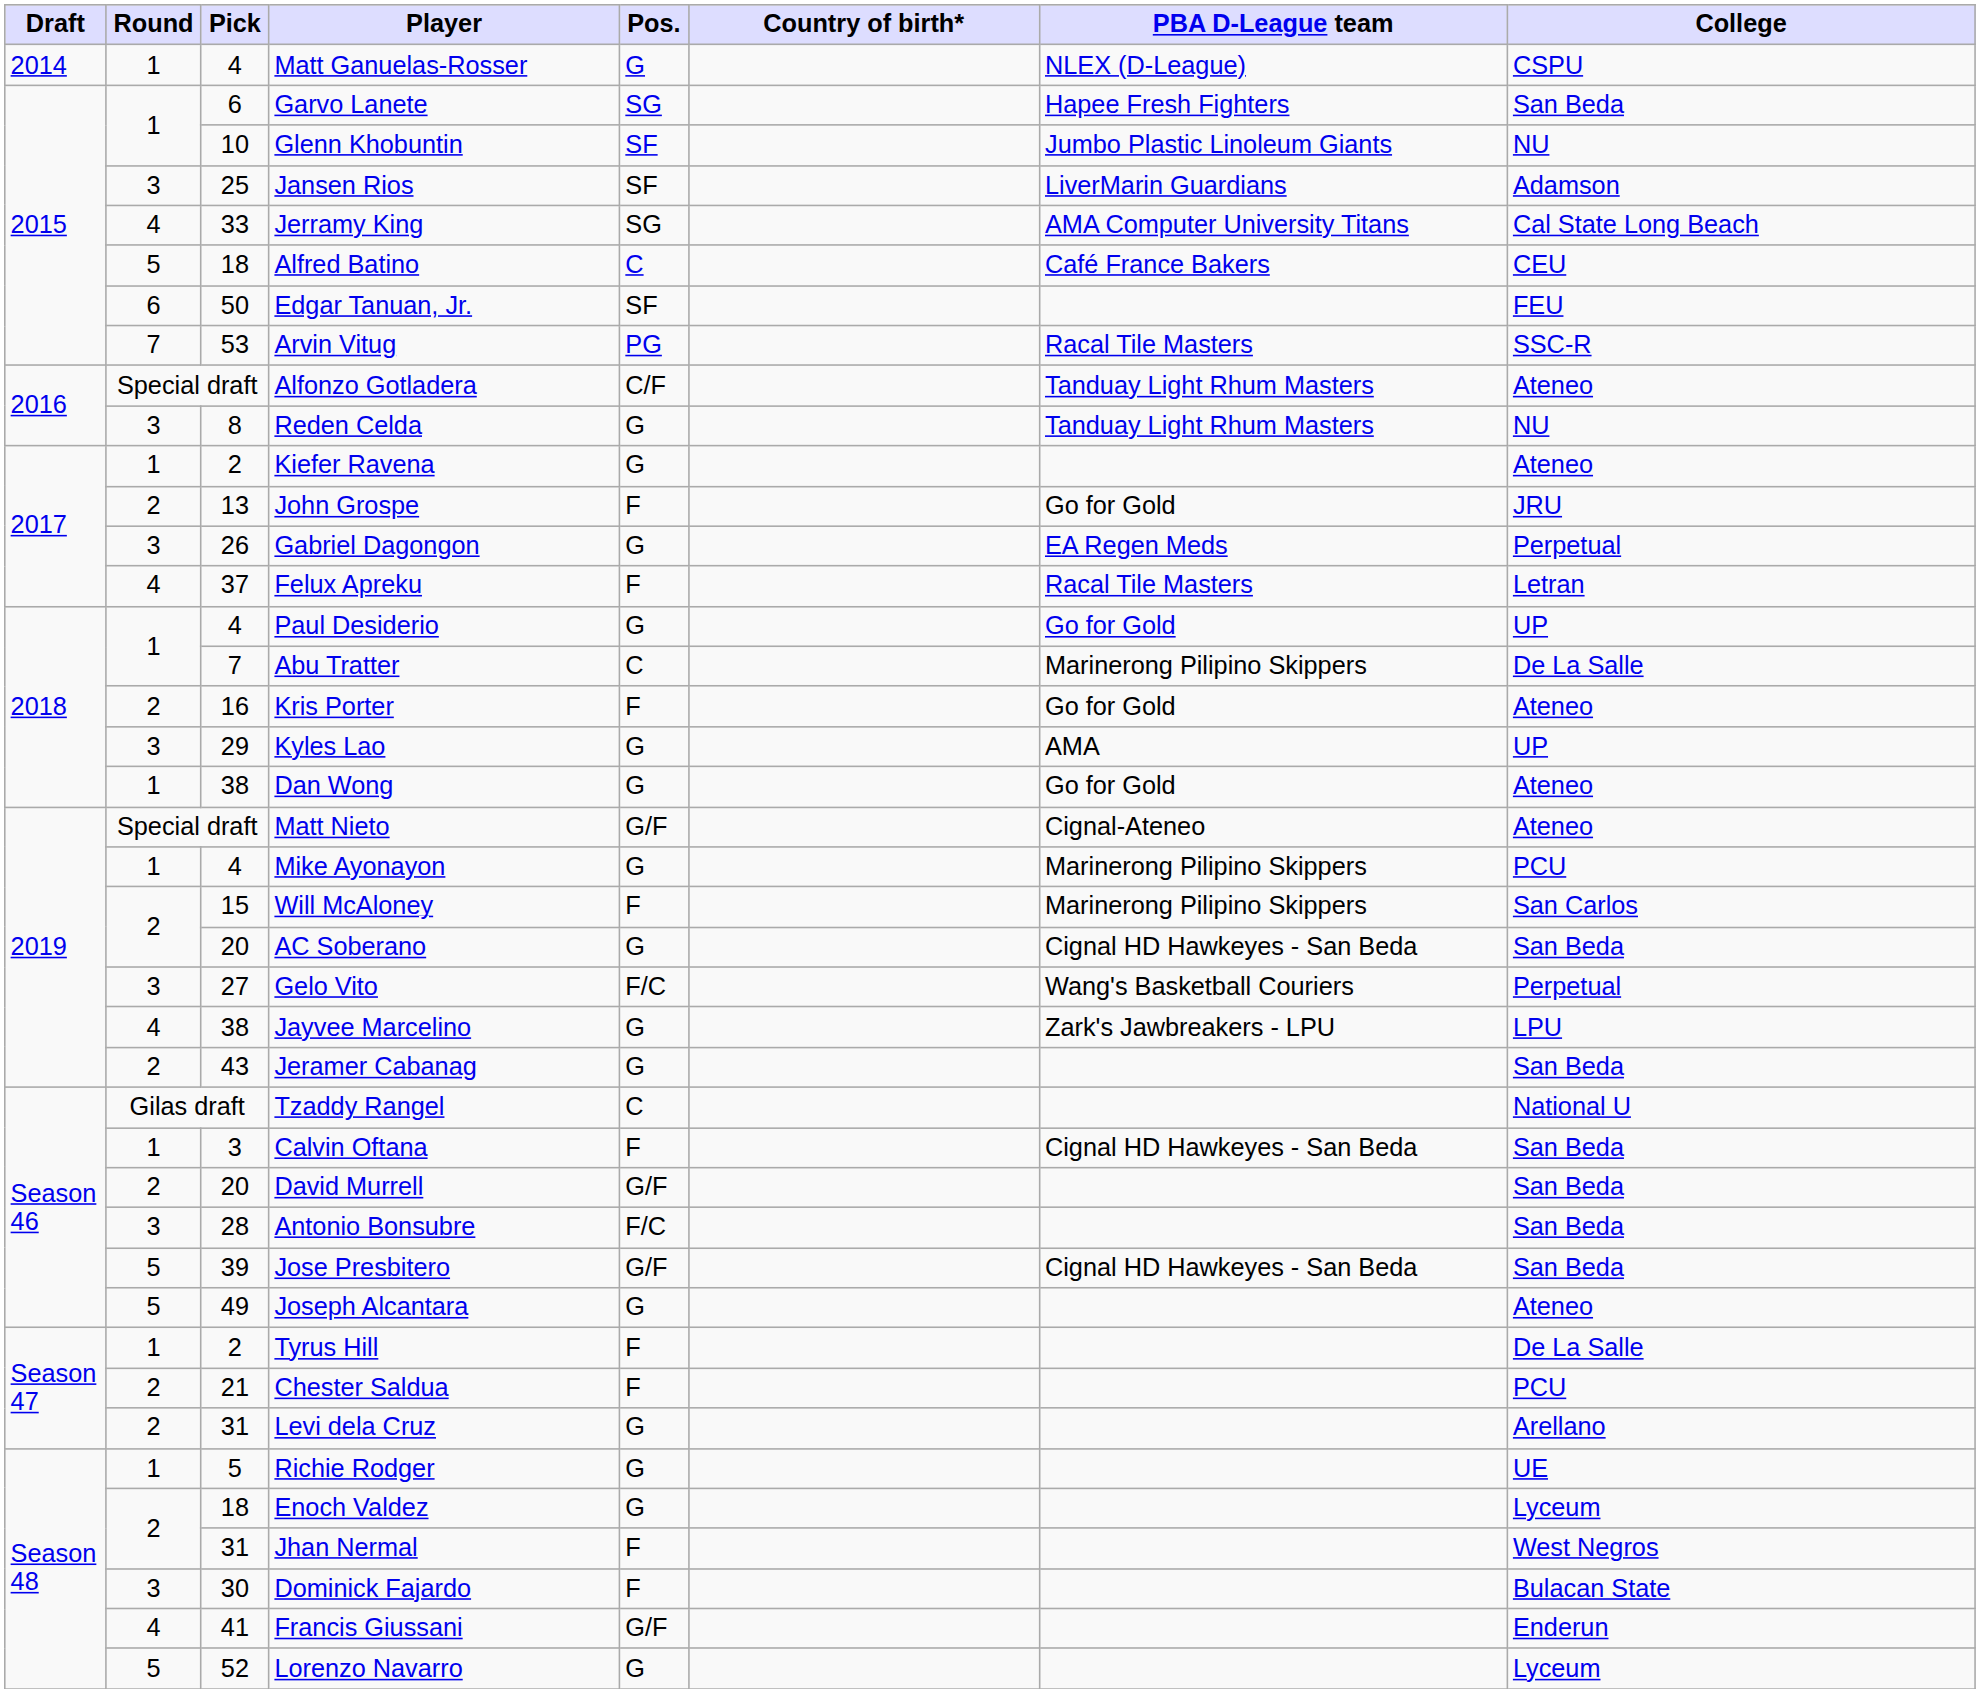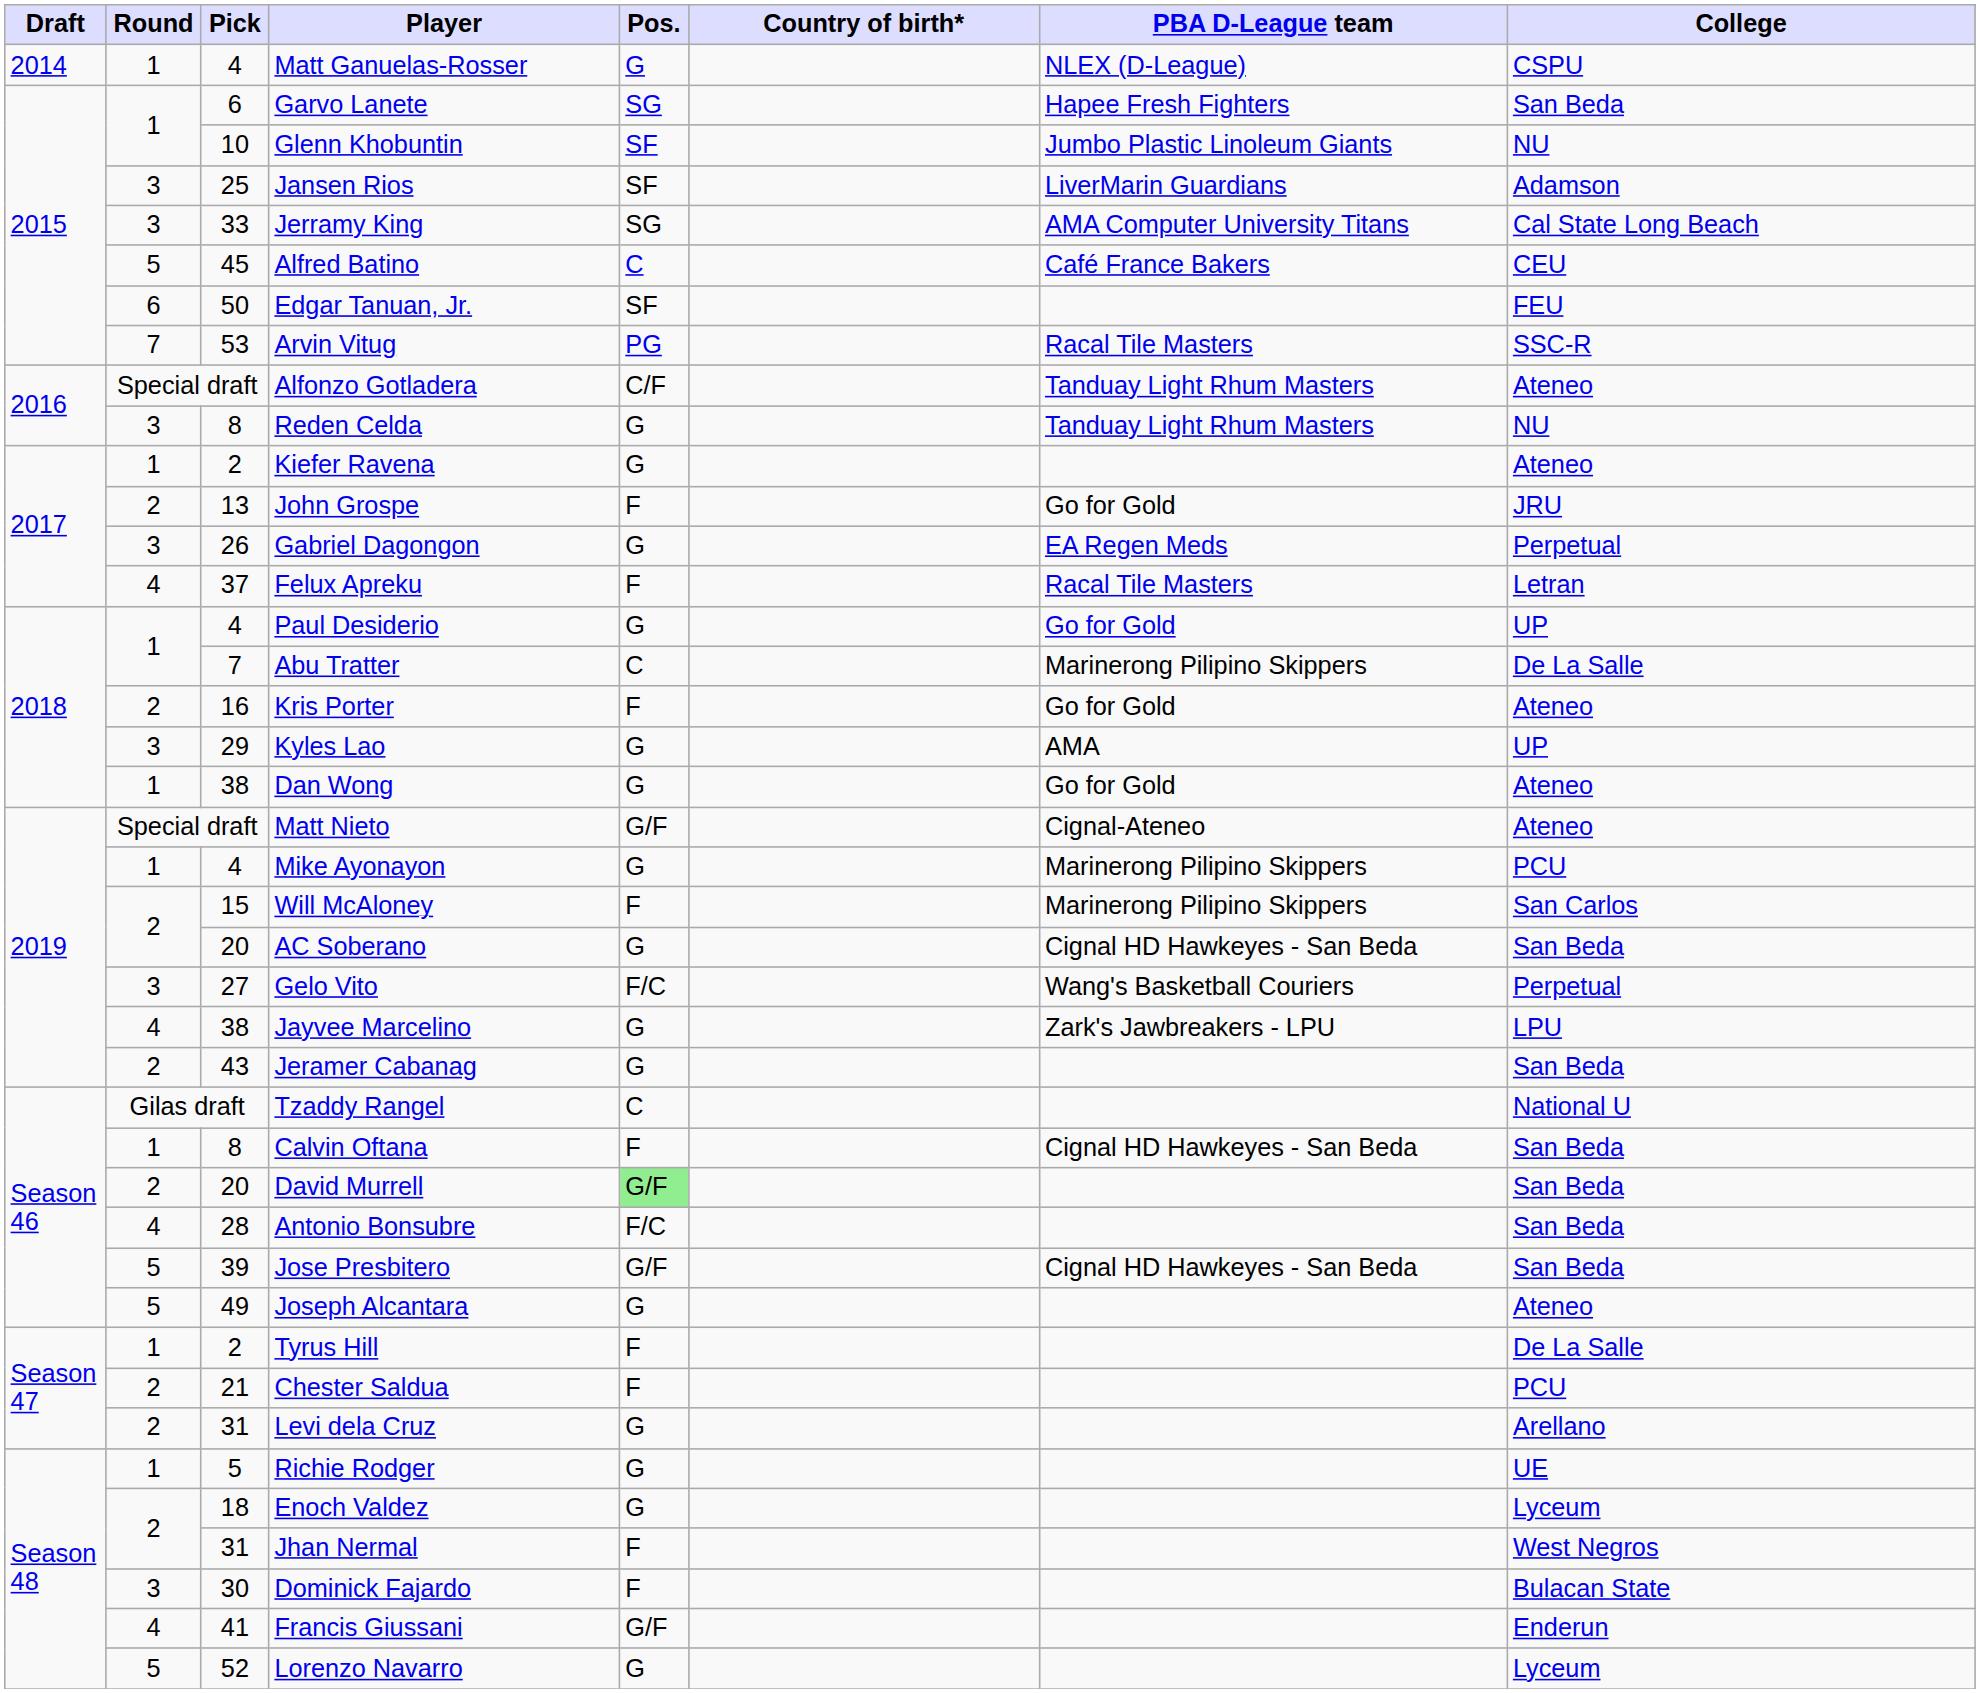(154, 225) 4 -> (154, 225) 3
(235, 265) 18 -> (235, 265) 45
(235, 1147) 3 -> (235, 1147) 8
(646, 1187) no background -> (646, 1187) lightgreen background
(154, 1227) 3 -> (154, 1227) 4
